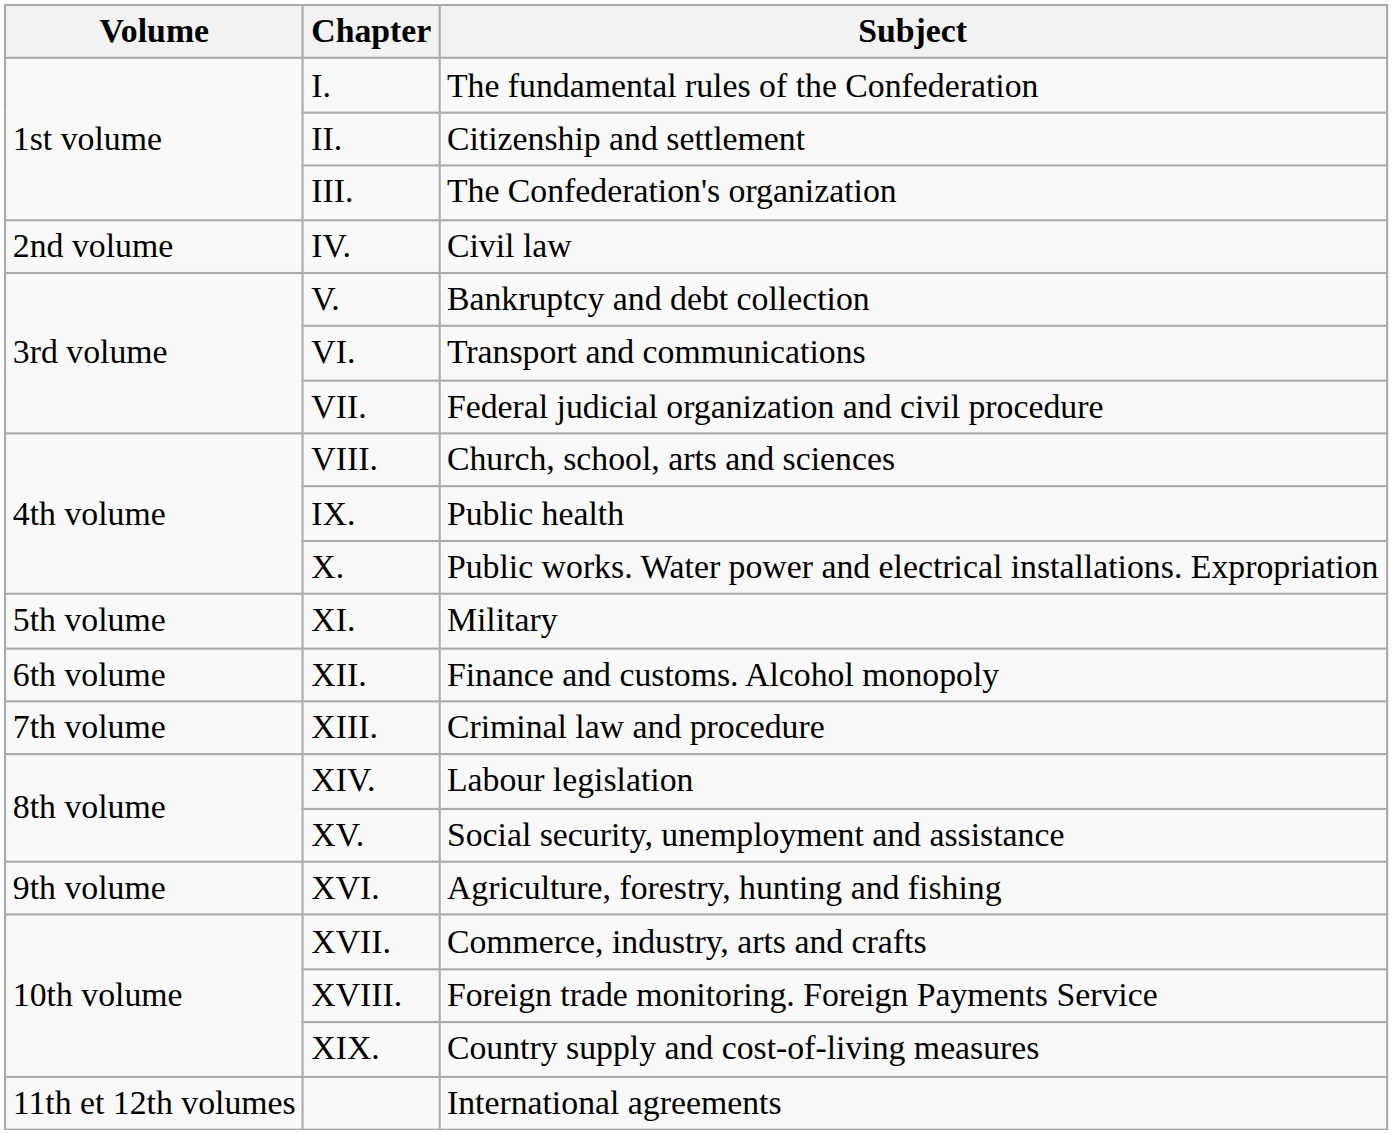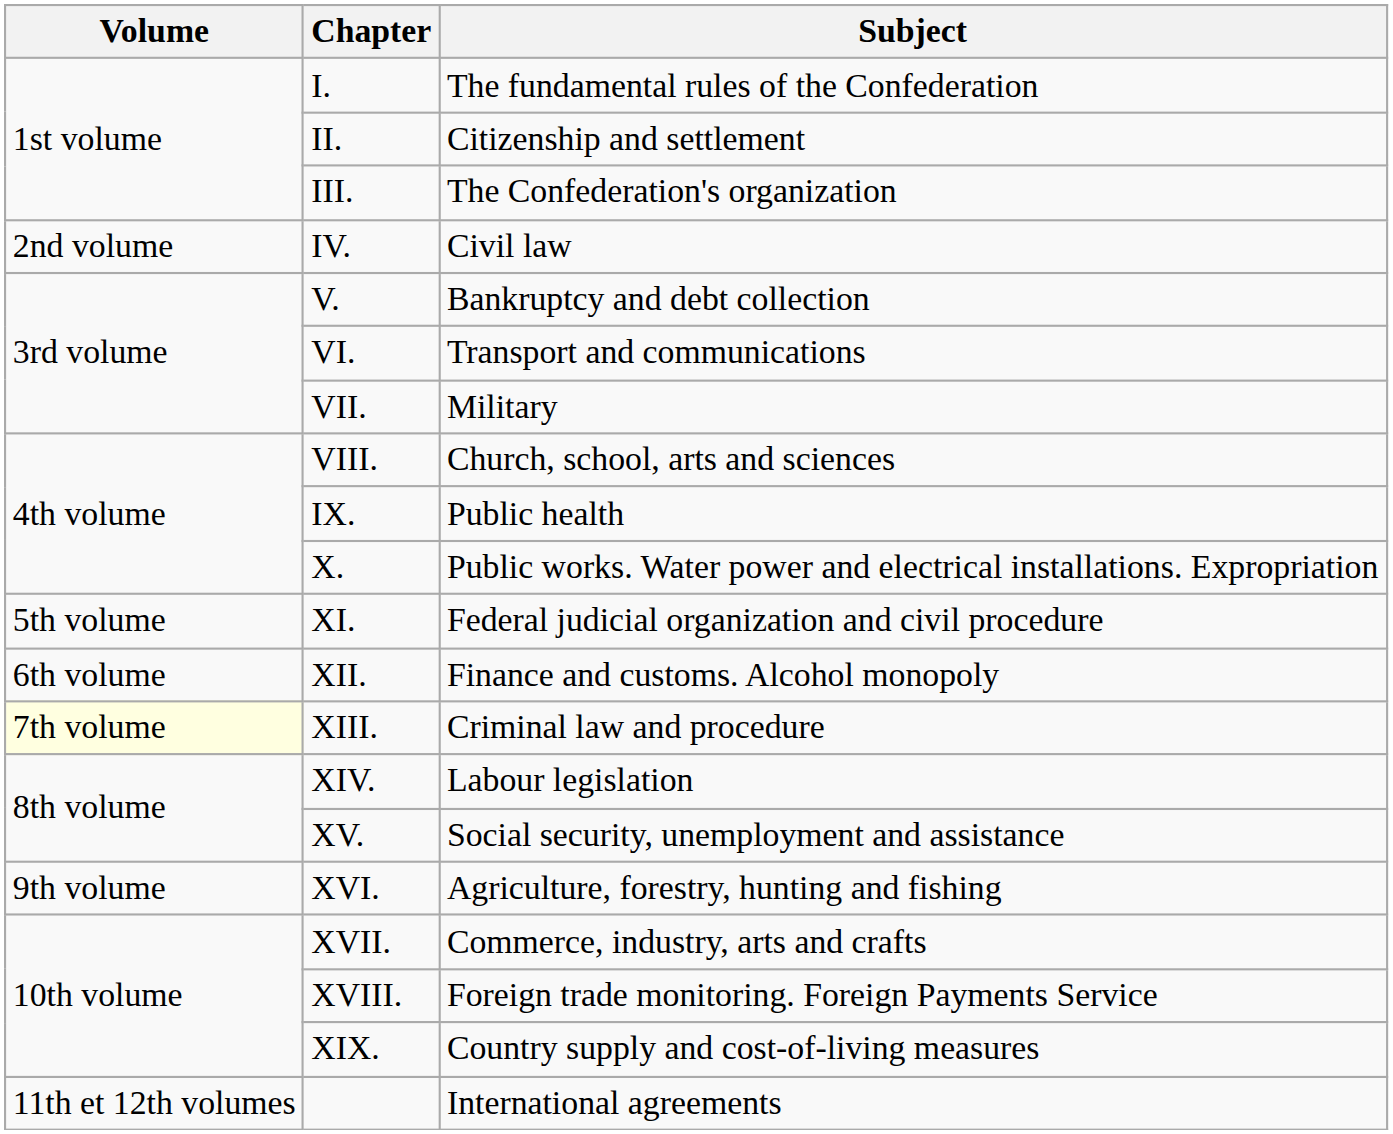(775, 406) Federal judicial organization and civil procedure -> (502, 406) Military
(502, 620) Military -> (775, 620) Federal judicial organization and civil procedure
(89, 727) no background -> (89, 727) lightyellow background
